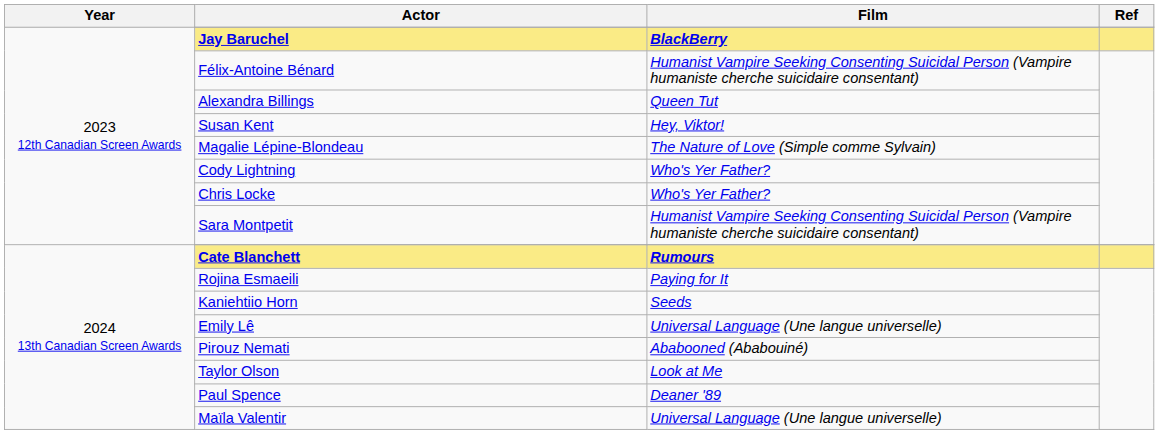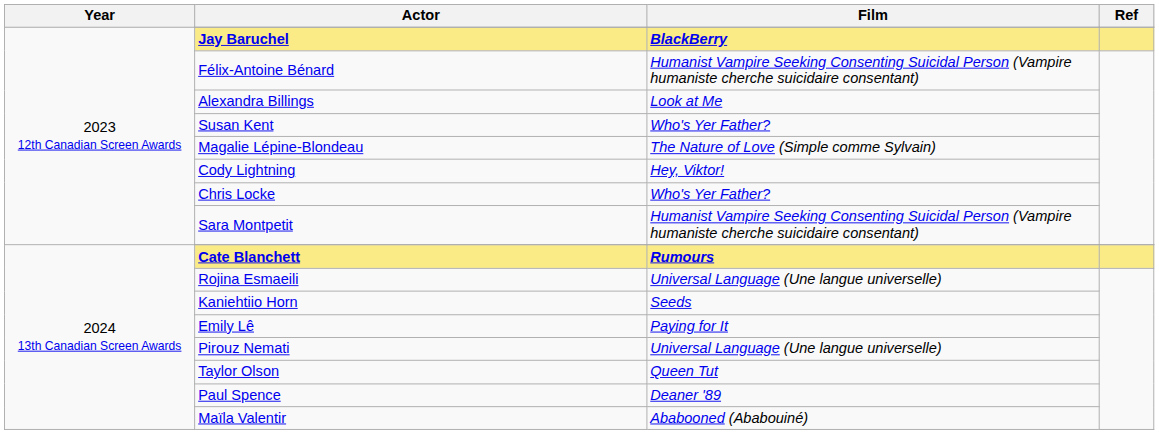(684, 101) Queen Tut -> (686, 101) Look at Me
(687, 124) Hey, Viktor! -> (710, 124) Who's Yer Father?
(710, 170) Who's Yer Father? -> (687, 170) Hey, Viktor!
(689, 279) Paying for It -> (796, 279) Universal Language (Une langue universelle)
(796, 325) Universal Language (Une langue universelle) -> (689, 325) Paying for It
(729, 348) Ababooned (Ababouiné) -> (796, 348) Universal Language (Une langue universelle)
(686, 372) Look at Me -> (684, 372) Queen Tut
(796, 418) Universal Language (Une langue universelle) -> (729, 418) Ababooned (Ababouiné)
